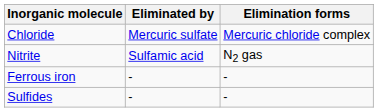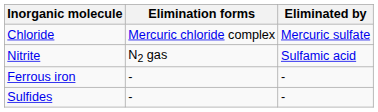columns swapped: (173, 14) <-> (297, 14)
